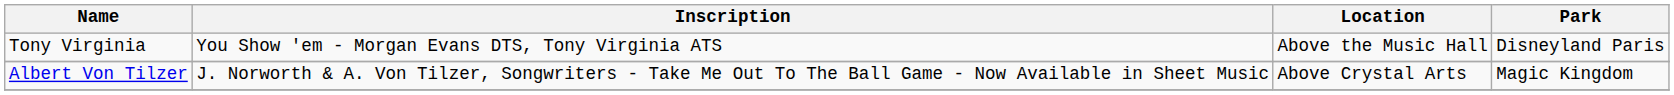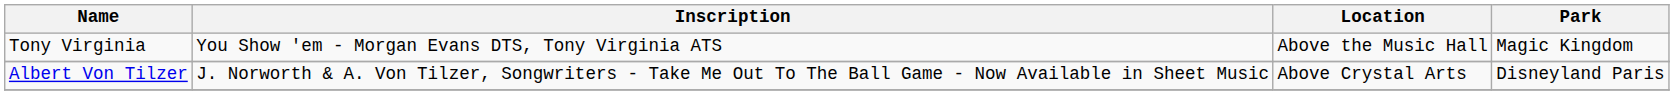(1580, 48) Disneyland Paris -> (1565, 48) Magic Kingdom
(1565, 76) Magic Kingdom -> (1580, 76) Disneyland Paris
